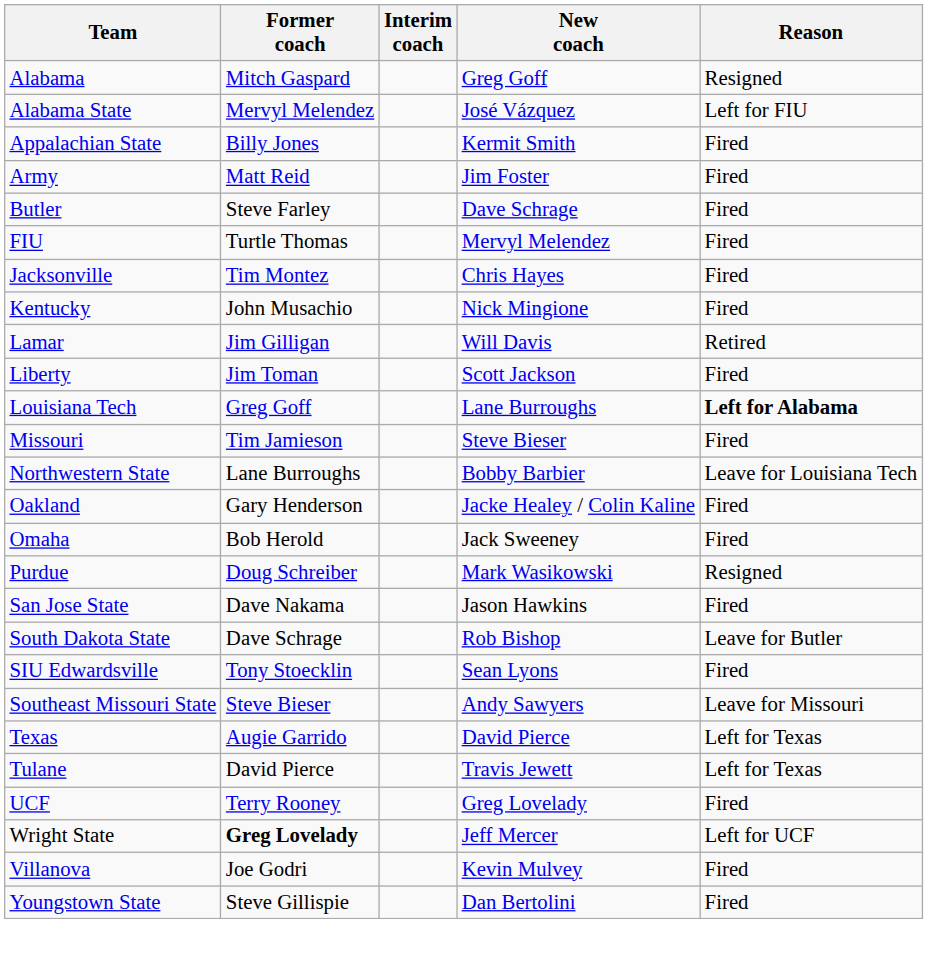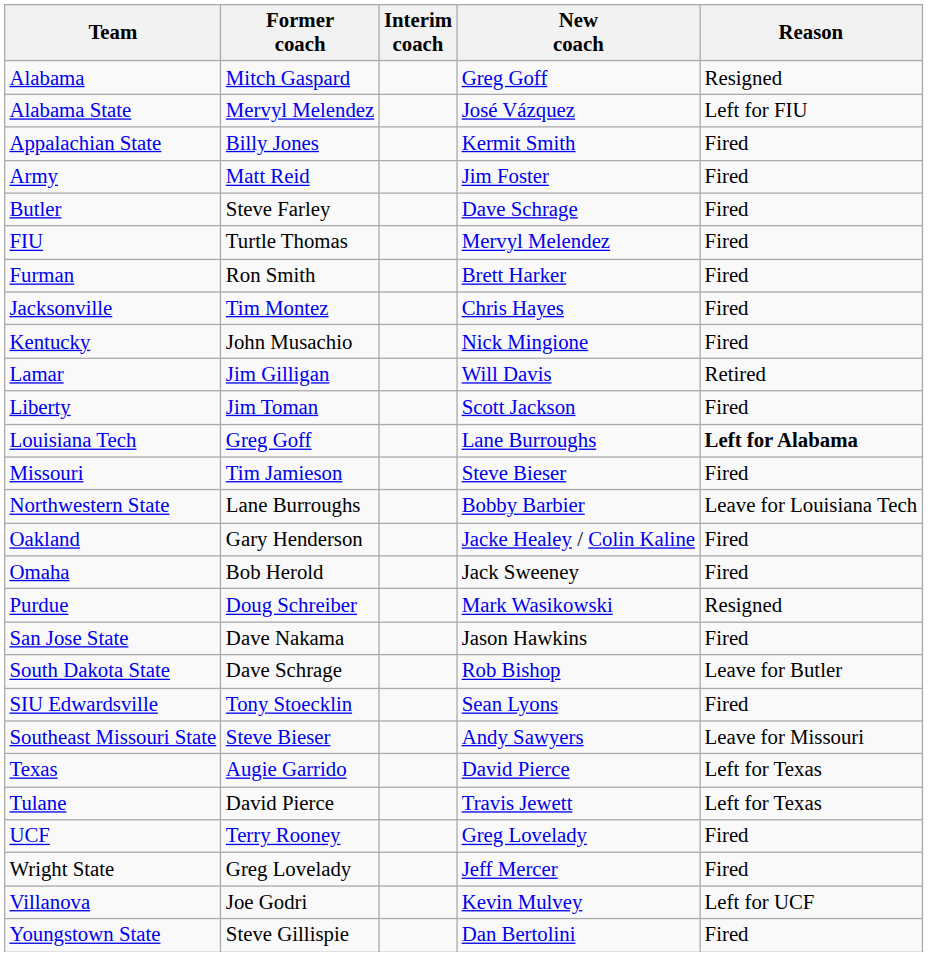+ row: (42, 275)
(292, 836) bold -> (289, 869) normal
(760, 836) Left for UCF -> (727, 869) Fired
(727, 869) Fired -> (760, 902) Left for UCF
